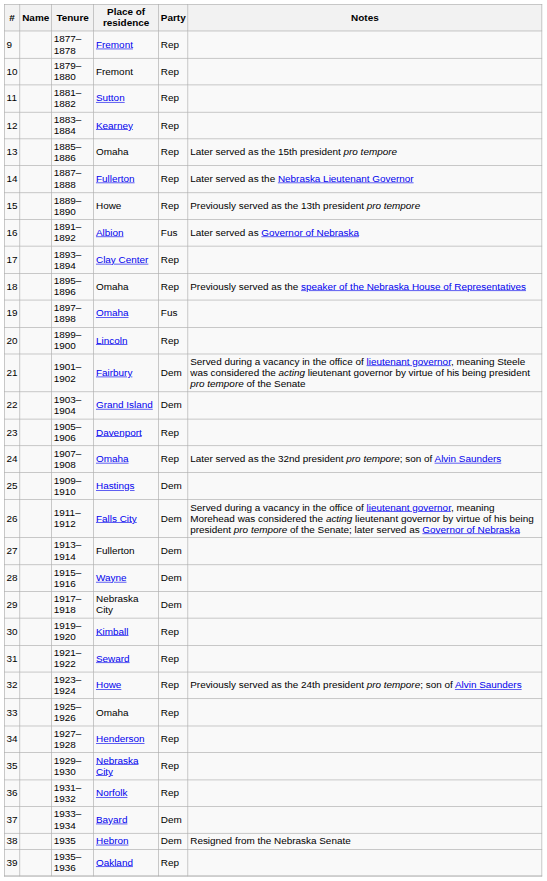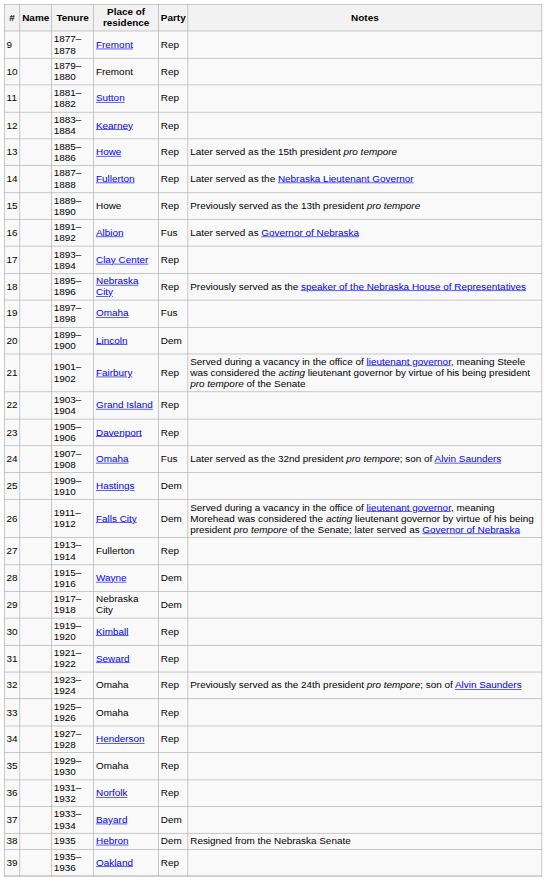(112, 152) Omaha -> (109, 152) Howe
(112, 286) Omaha -> (117, 286) Nebraska City
(170, 340) Rep -> (171, 340) Dem
(171, 373) Dem -> (170, 373) Rep
(171, 405) Dem -> (170, 405) Rep
(170, 459) Rep -> (169, 459) Fus
(171, 551) Dem -> (170, 551) Rep
(109, 685) Howe -> (112, 685) Omaha
(117, 766) Nebraska City -> (112, 766) Omaha
